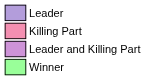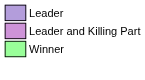- row: (55, 31)
